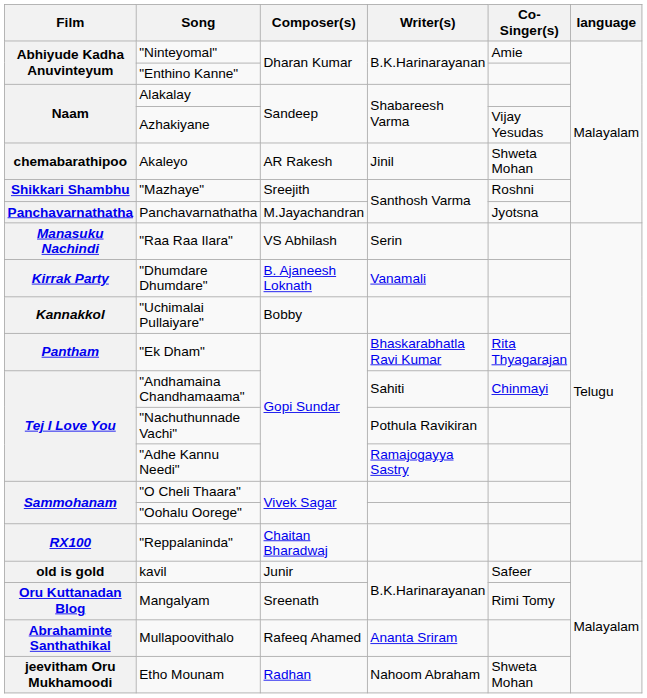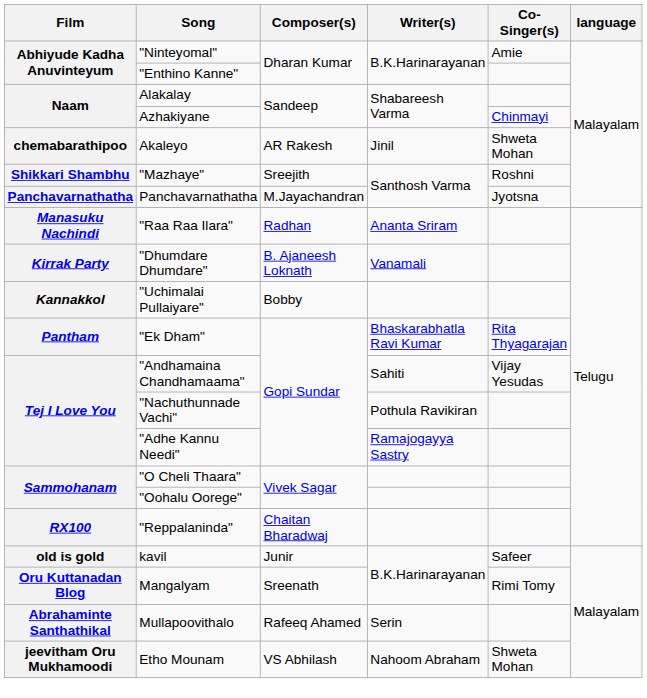(517, 124) Vijay Yesudas -> (520, 116) Chinmayi
(300, 241) VS Abhilash -> (287, 226) Radhan
(386, 241) Serin -> (414, 226) Ananta Sriram
(520, 388) Chinmayi -> (517, 373) Vijay Yesudas
(414, 637) Ananta Sriram -> (386, 622) Serin
(287, 674) Radhan -> (300, 659) VS Abhilash
